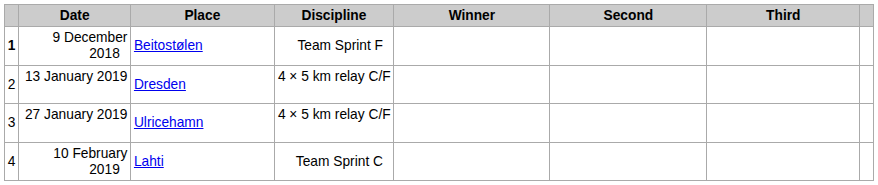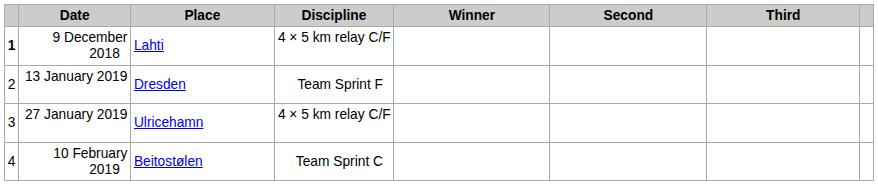(168, 46) Beitostølen -> (149, 46) Lahti
(344, 46) Team Sprint F -> (334, 46) 4 × 5 km relay C/F
(334, 84) 4 × 5 km relay C/F -> (344, 84) Team Sprint F
(149, 161) Lahti -> (168, 161) Beitostølen
